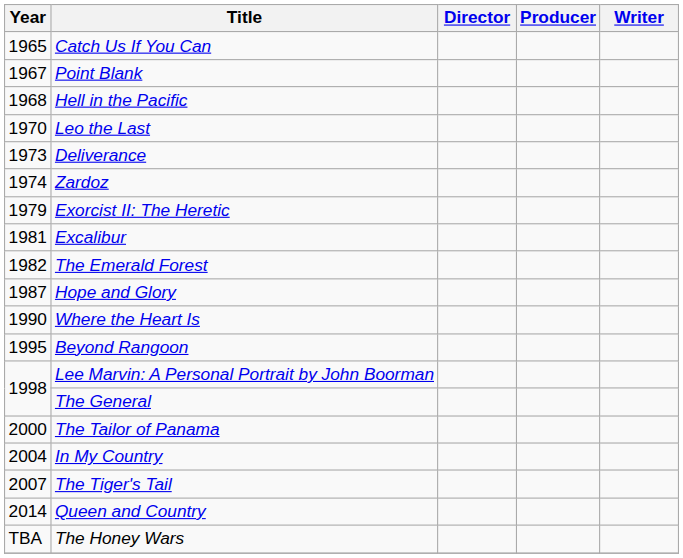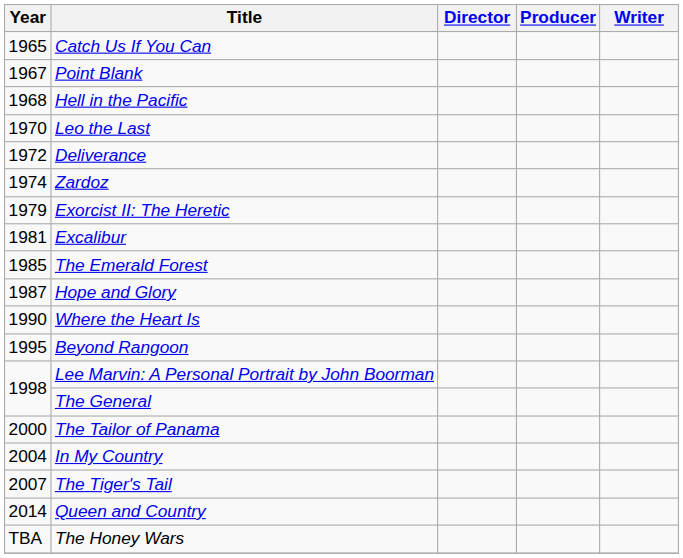(28, 155) 1973 -> (28, 155) 1972
(28, 264) 1982 -> (28, 264) 1985
